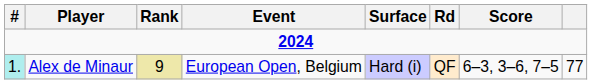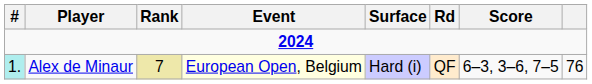(159, 66) 9 -> (159, 66) 7
(274, 66) no background -> (274, 66) lightyellow background
(575, 66) 77 -> (575, 66) 76
